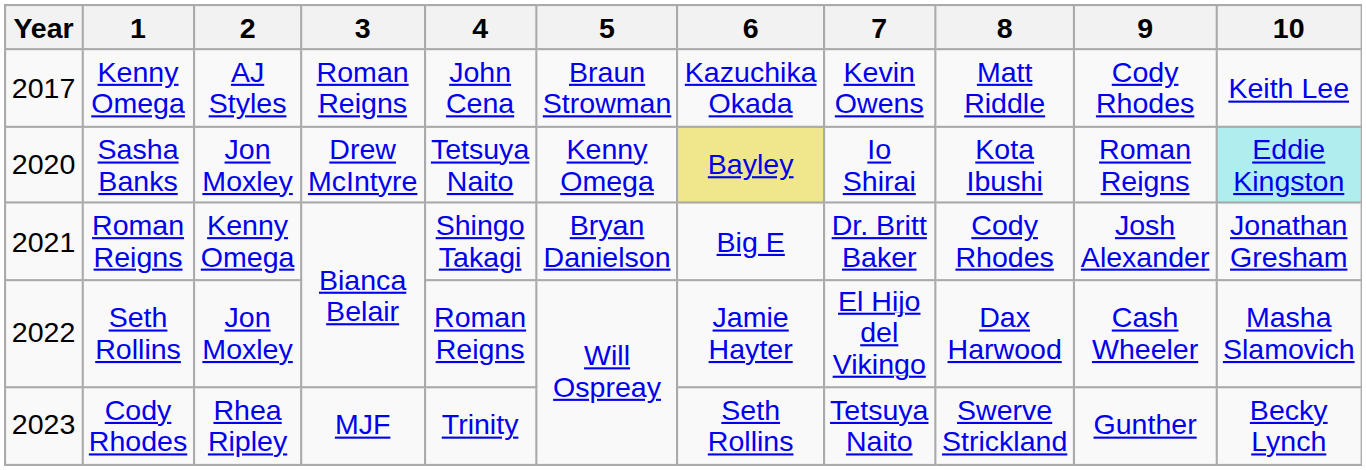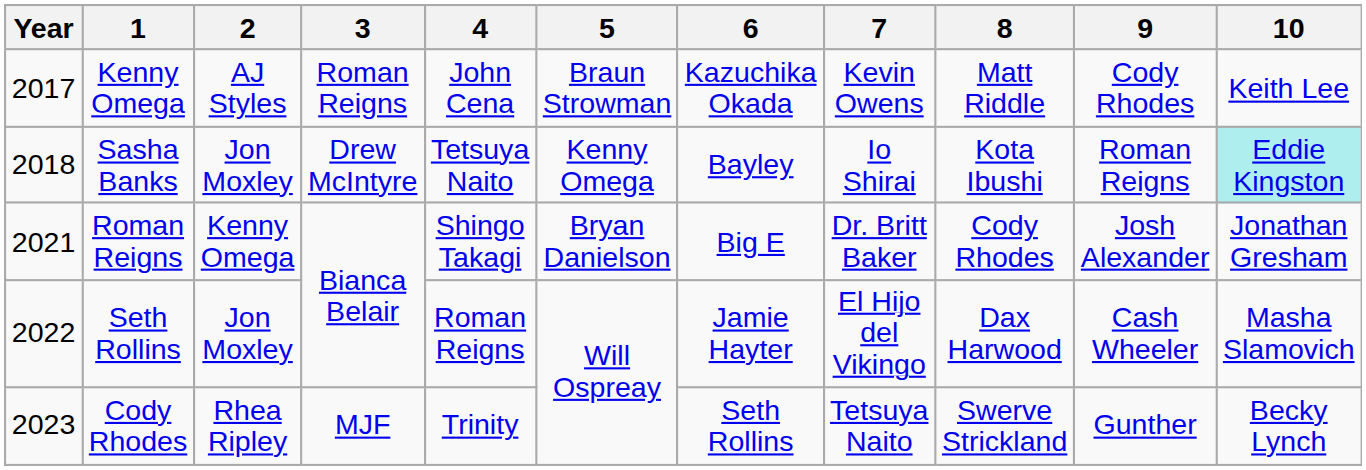(44, 164) 2020 -> (44, 164) 2018
(751, 164) khaki background -> (751, 164) no background
